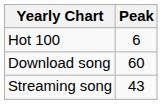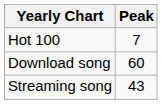(136, 39) 6 -> (136, 39) 7
